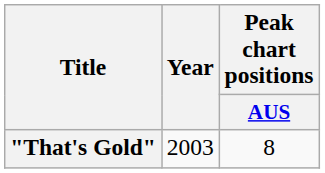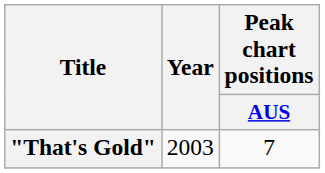(269, 148) 8 -> (269, 148) 7
